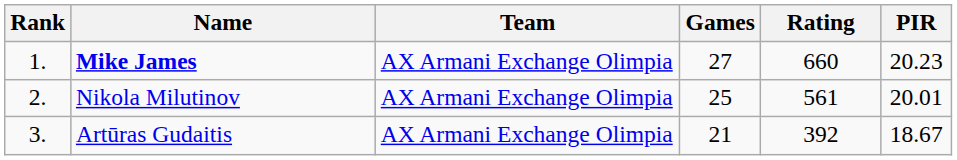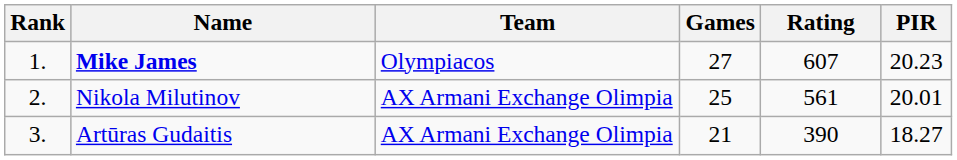(527, 60) AX Armani Exchange Olimpia -> (438, 60) Olympiacos
(821, 60) 660 -> (821, 60) 607
(821, 135) 392 -> (821, 135) 390
(916, 135) 18.67 -> (916, 135) 18.27
